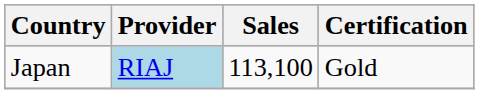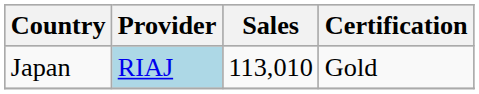(271, 66) 113,100 -> (271, 66) 113,010
